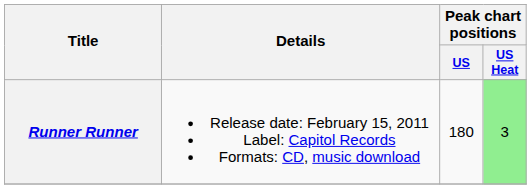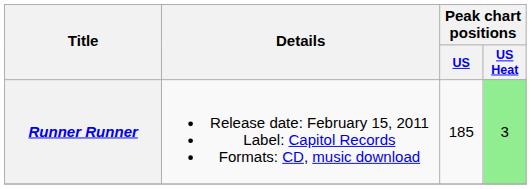(461, 131) 180 -> (461, 131) 185
